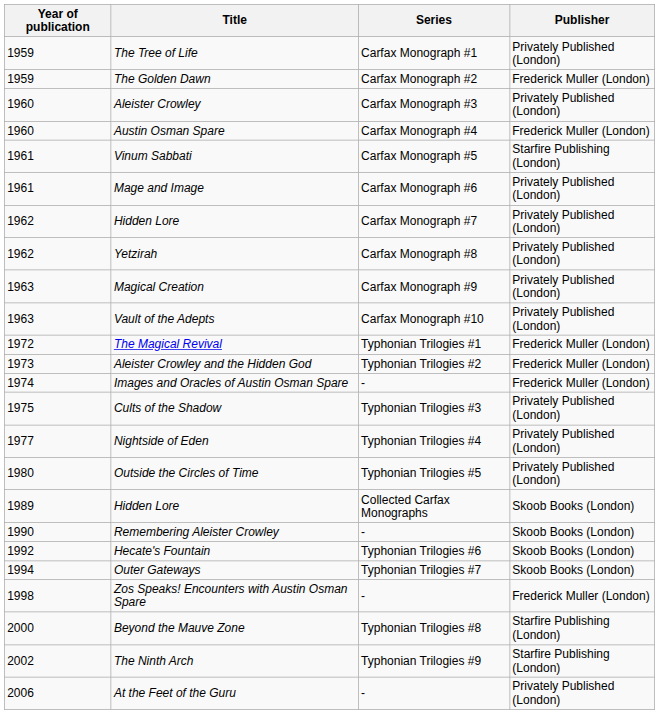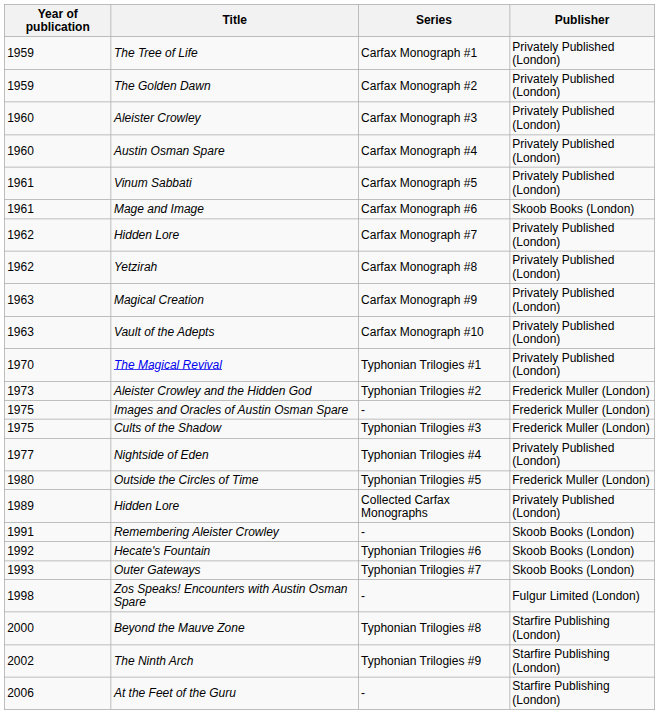(581, 79) Frederick Muller (London) -> (563, 85) Privately Published (London)
(581, 130) Frederick Muller (London) -> (563, 150) Privately Published (London)
(561, 156) Starfire Publishing (London) -> (563, 183) Privately Published (London)
(563, 188) Privately Published (London) -> (573, 209) Skoob Books (London)
(20, 344) 1972 -> (20, 365) 1970
(581, 344) Frederick Muller (London) -> (563, 365) Privately Published (London)
(20, 382) 1974 -> (20, 409) 1975
(563, 408) Privately Published (London) -> (581, 428) Frederick Muller (London)
(563, 473) Privately Published (London) -> (581, 480) Frederick Muller (London)
(573, 506) Skoob Books (London) -> (563, 506) Privately Published (London)
(20, 532) 1990 -> (20, 532) 1991
(20, 570) 1994 -> (20, 570) 1993
(581, 595) Frederick Muller (London) -> (576, 595) Fulgur Limited (London)
(563, 693) Privately Published (London) -> (561, 693) Starfire Publishing (London)
